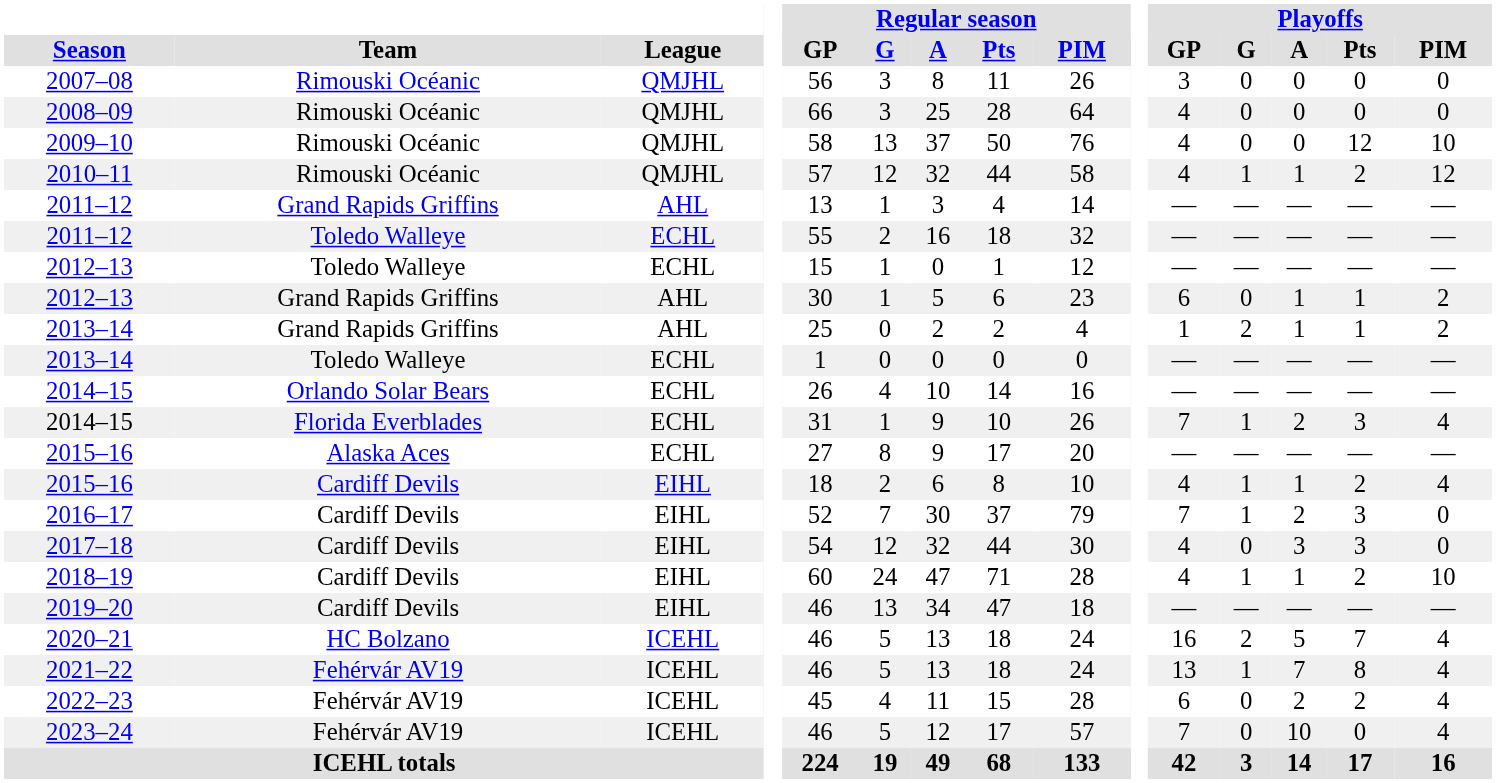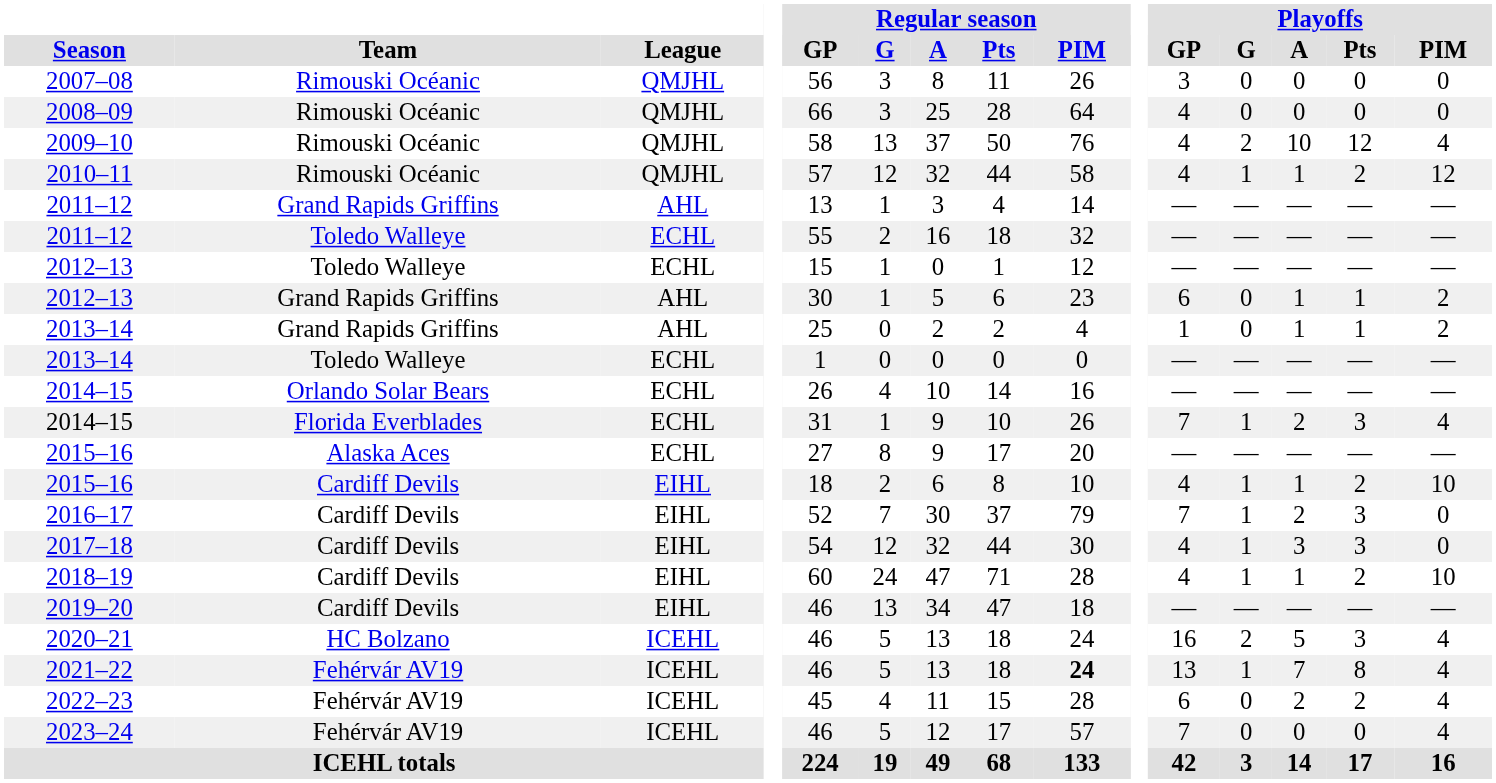(1246, 143) 0 -> (1246, 143) 2
(1299, 143) 0 -> (1299, 143) 10
(1443, 143) 10 -> (1443, 143) 4
(1246, 329) 2 -> (1246, 329) 0
(1443, 484) 4 -> (1443, 484) 10
(1246, 546) 0 -> (1246, 546) 1
(1360, 639) 7 -> (1360, 639) 3
(1082, 670) normal -> (1082, 670) bold
(1299, 732) 10 -> (1299, 732) 0
